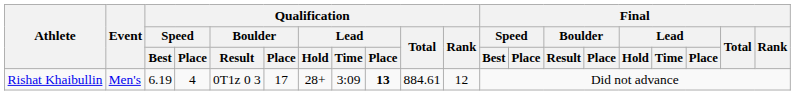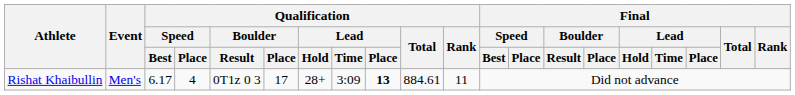(160, 79) 6.19 -> (160, 79) 6.17
(461, 79) 12 -> (461, 79) 11
